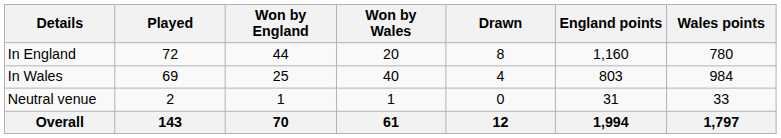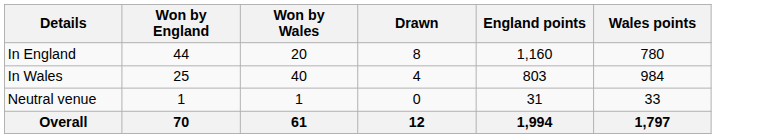- column: (170, 23)
